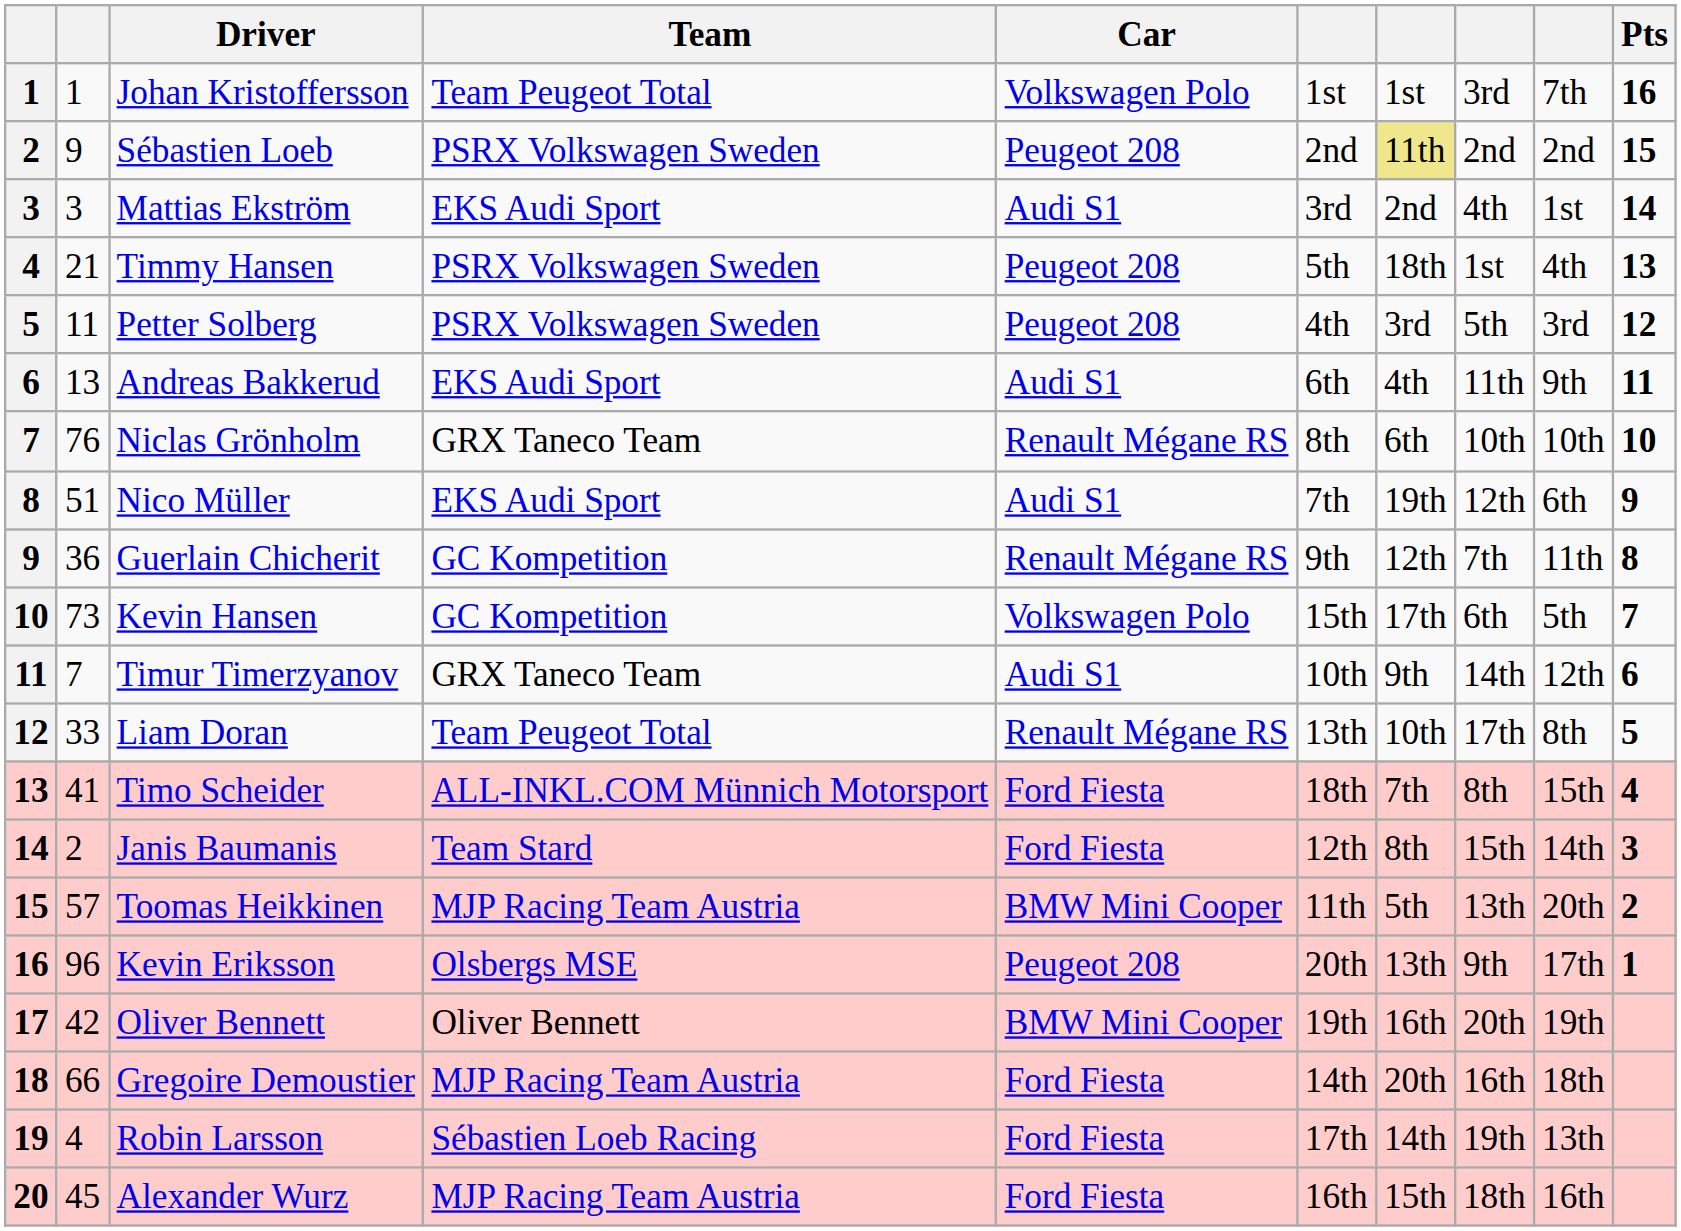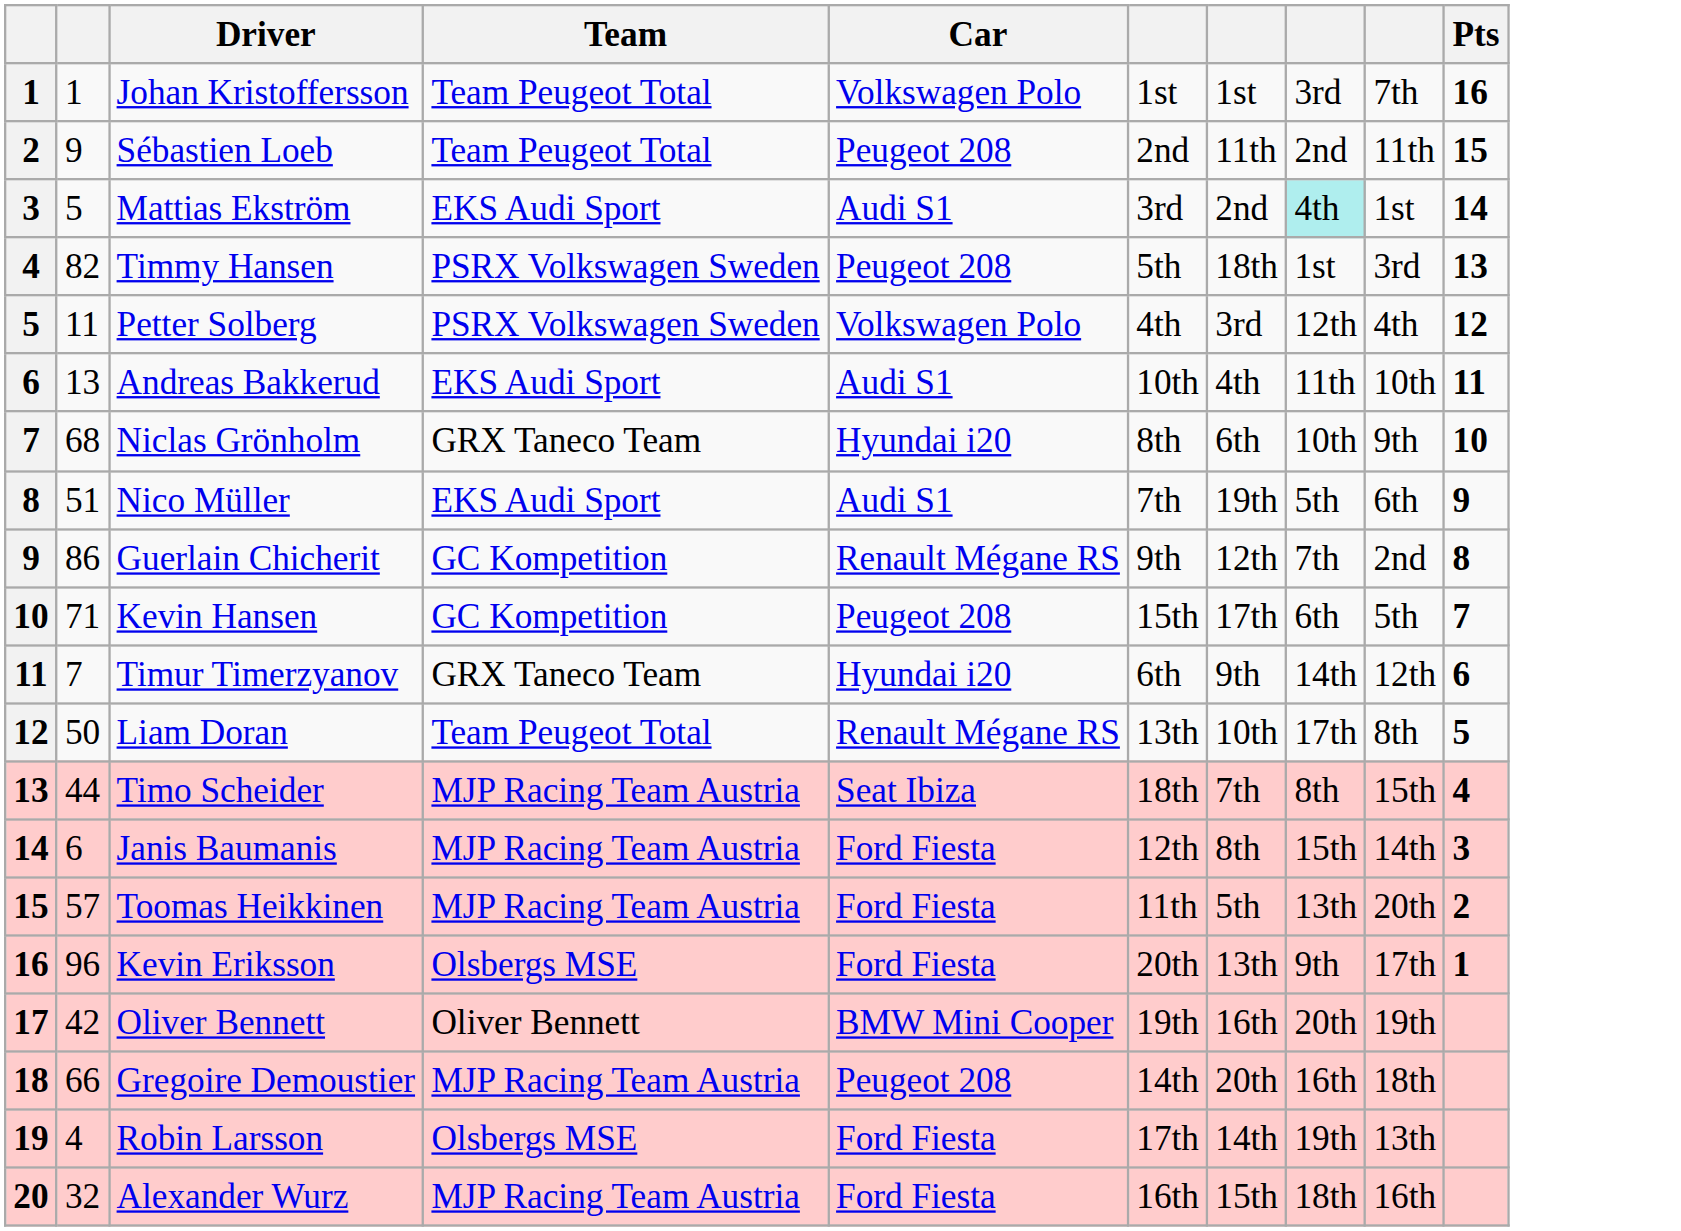(626, 150) PSRX Volkswagen Sweden -> (571, 150) Team Peugeot Total
(1415, 150) khaki background -> (1246, 150) no background
(1568, 150) 2nd -> (1404, 150) 11th
(74, 208) 3 -> (74, 208) 5
(1486, 208) no background -> (1317, 208) paleturquoise background
(83, 266) 21 -> (83, 266) 82
(1565, 266) 4th -> (1397, 266) 3rd
(1092, 324) Peugeot 208 -> (959, 324) Volkswagen Polo
(1486, 324) 5th -> (1326, 324) 12th
(1566, 324) 3rd -> (1396, 324) 4th
(1327, 382) 6th -> (1168, 382) 10th
(1565, 382) 9th -> (1405, 382) 10th
(83, 440) 76 -> (83, 440) 68
(1147, 440) Renault Mégane RS -> (924, 440) Hyundai i20
(1573, 440) 10th -> (1396, 440) 9th
(1494, 498) 12th -> (1317, 498) 5th
(83, 557) 36 -> (83, 557) 86
(1573, 557) 11th -> (1400, 557) 2nd
(83, 615) 73 -> (83, 615) 71
(1127, 615) Volkswagen Polo -> (924, 615) Peugeot 208
(1063, 673) Audi S1 -> (924, 673) Hyundai i20
(1336, 673) 10th -> (1159, 673) 6th
(83, 731) 33 -> (83, 731) 50
(83, 789) 41 -> (83, 789) 44
(710, 789) ALL-INKL.COM Münnich Motorsport -> (616, 789) MJP Racing Team Austria
(1084, 789) Ford Fiesta -> (906, 789) Seat Ibiza
(74, 847) 2 -> (74, 847) 6
(512, 847) Team Stard -> (616, 847) MJP Racing Team Austria
(1143, 905) BMW Mini Cooper -> (916, 905) Ford Fiesta
(1092, 964) Peugeot 208 -> (916, 964) Ford Fiesta
(1084, 1080) Ford Fiesta -> (924, 1080) Peugeot 208
(594, 1138) Sébastien Loeb Racing -> (534, 1138) Olsbergs MSE
(83, 1196) 45 -> (83, 1196) 32
